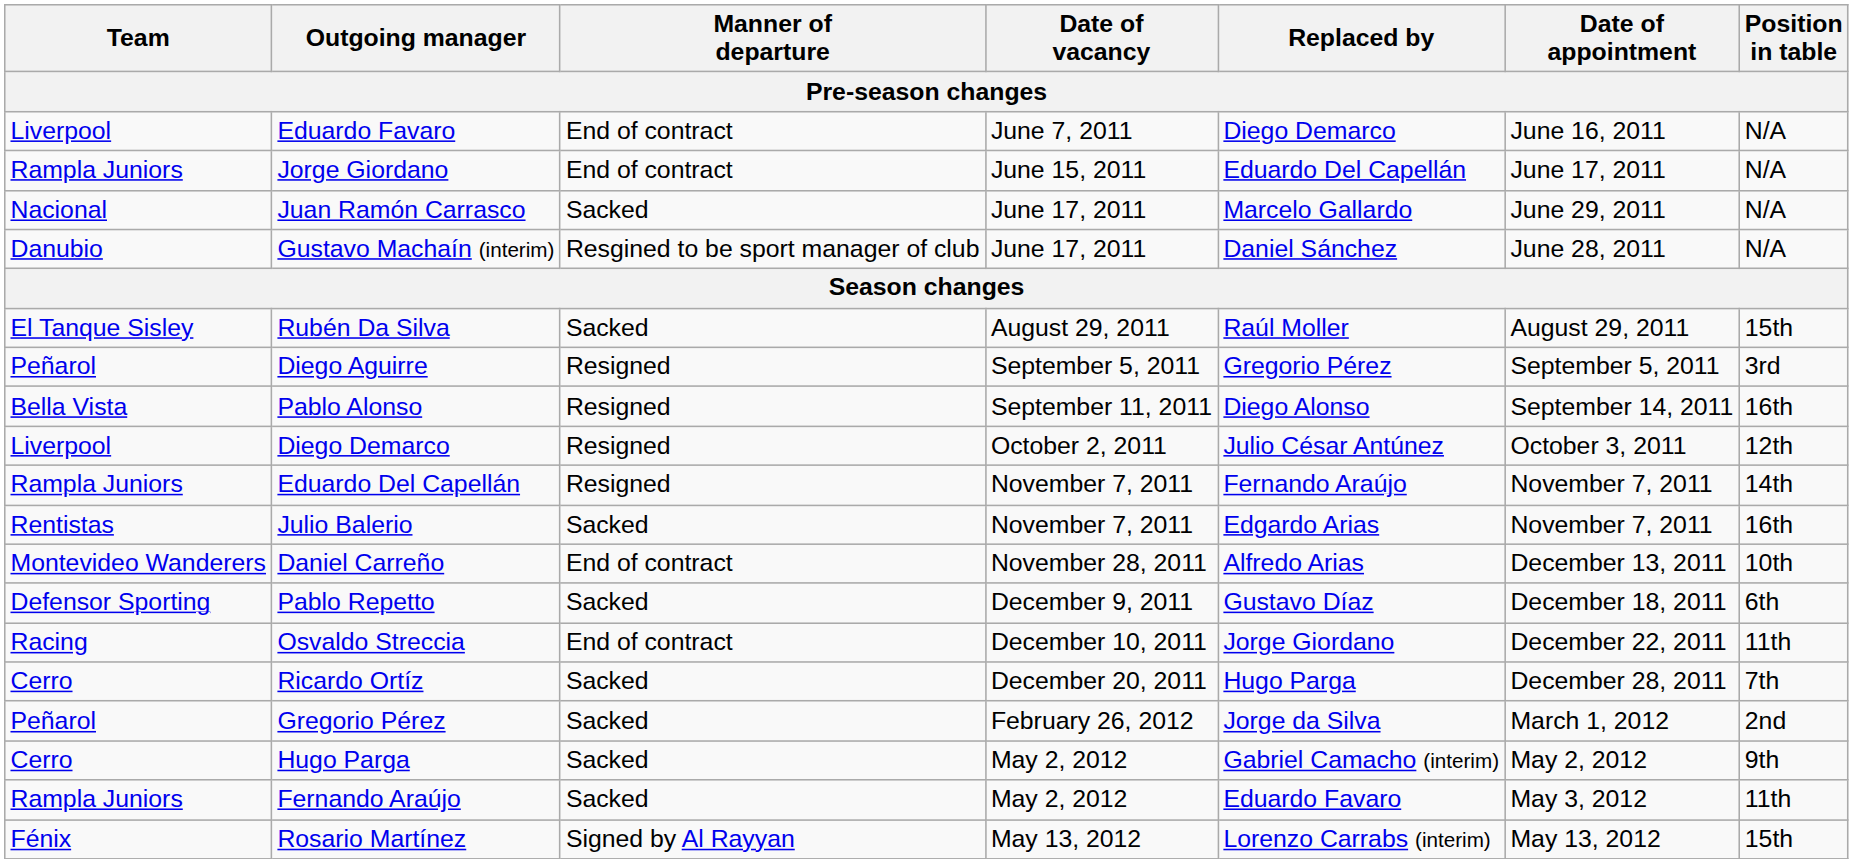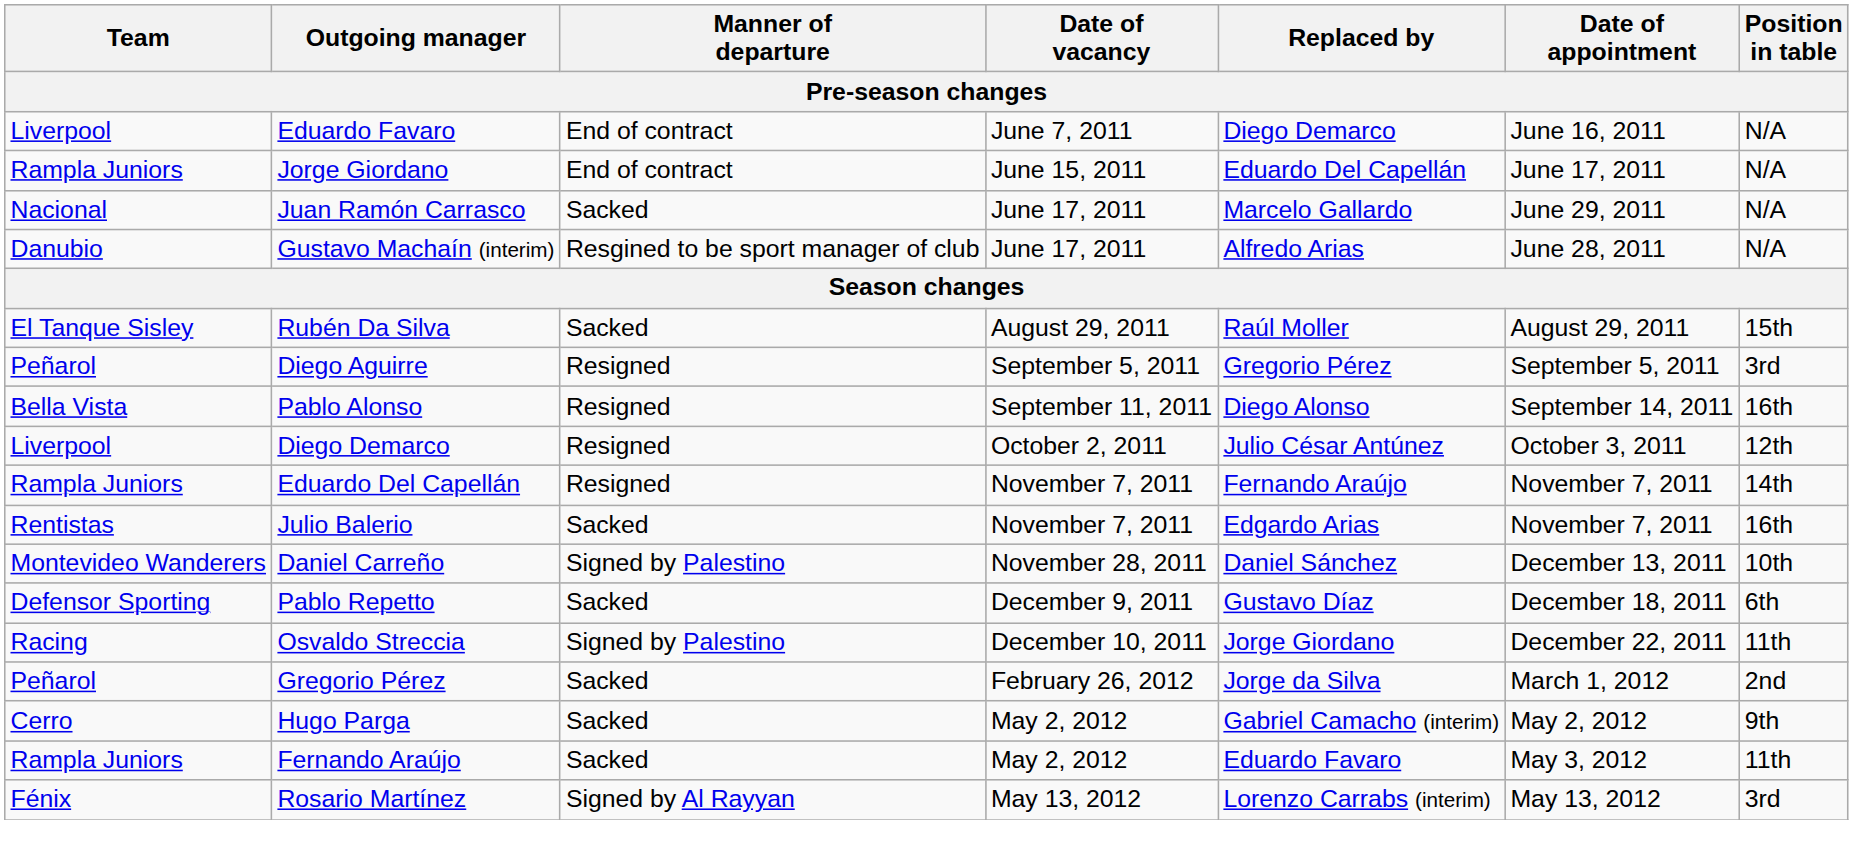(1310, 248) Daniel Sánchez -> (1294, 248) Alfredo Arias
(649, 563) End of contract -> (675, 563) Signed by Palestino
(1294, 563) Alfredo Arias -> (1310, 563) Daniel Sánchez
(649, 642) End of contract -> (675, 642) Signed by Palestino
- row: (350, 681)
(1769, 838) 15th -> (1763, 799) 3rd
